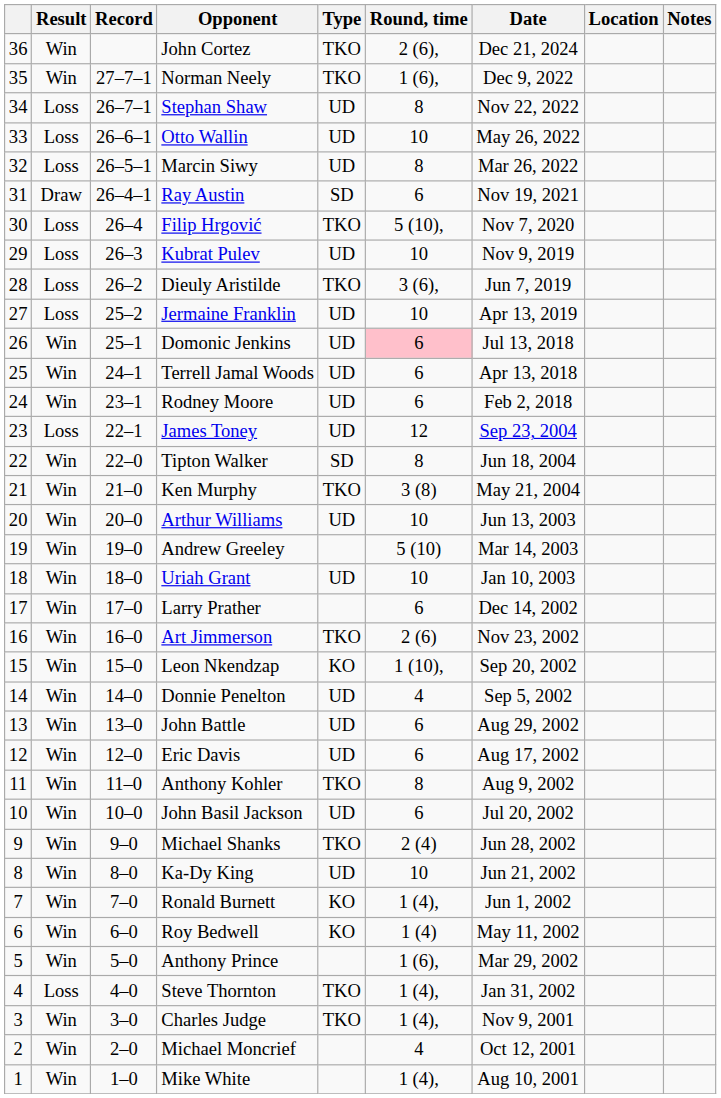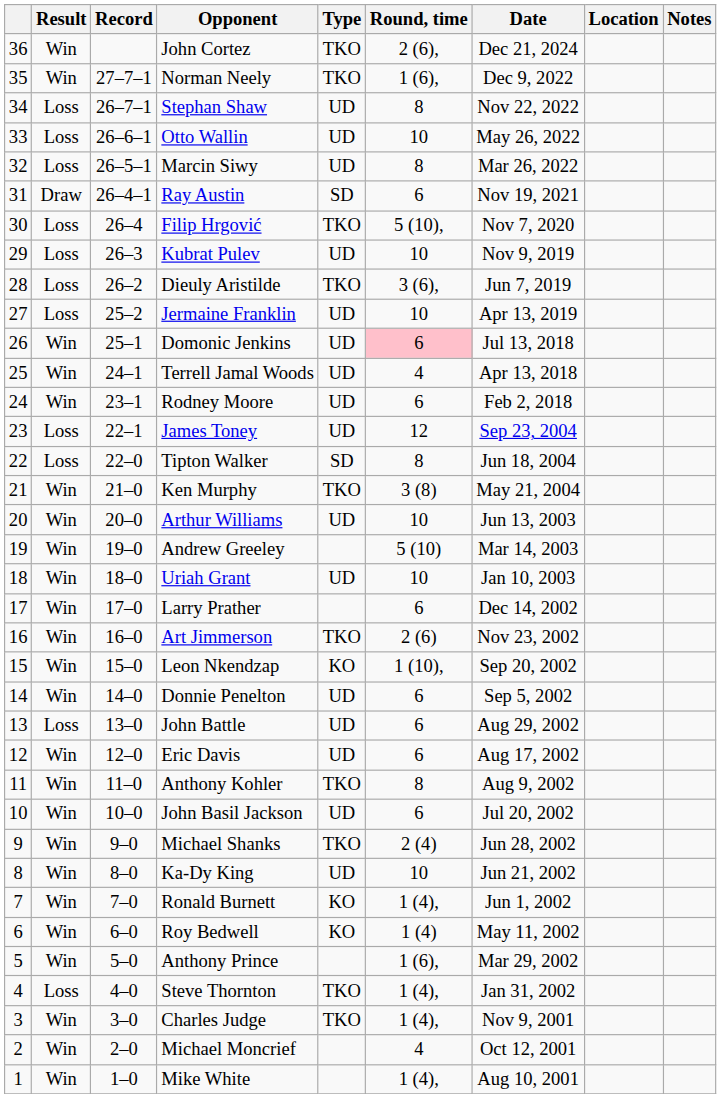(419, 372) 6 -> (419, 372) 4
(61, 460) Win -> (61, 460) Loss
(419, 696) 4 -> (419, 696) 6
(61, 725) Win -> (61, 725) Loss
